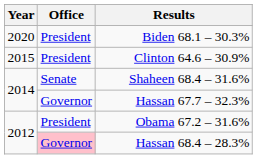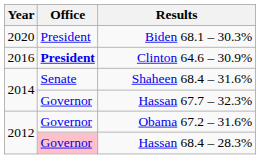(21, 57) 2015 -> (21, 57) 2016
(66, 57) normal -> (68, 57) bold
(66, 121) President -> (66, 121) Governor
